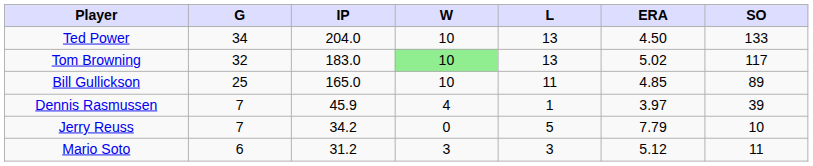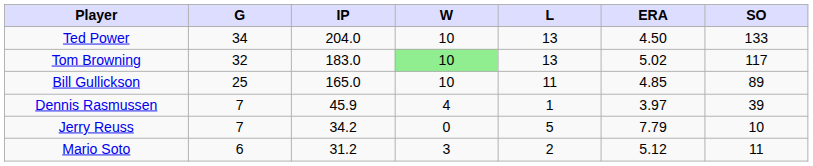(550, 149) 3 -> (550, 149) 2
